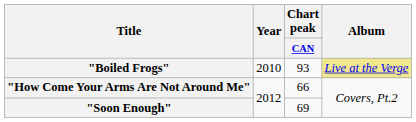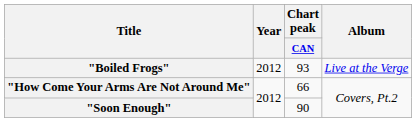(269, 68) 2010 -> (269, 68) 2012
(366, 68) khaki background -> (366, 68) no background
(303, 107) 69 -> (303, 107) 90
